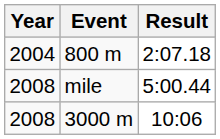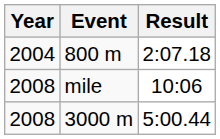(177, 86) 5:00.44 -> (177, 86) 10:06
(177, 119) 10:06 -> (177, 119) 5:00.44
